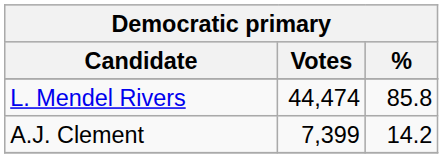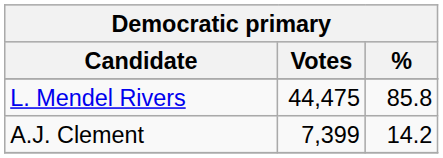(324, 98) 44,474 -> (324, 98) 44,475
